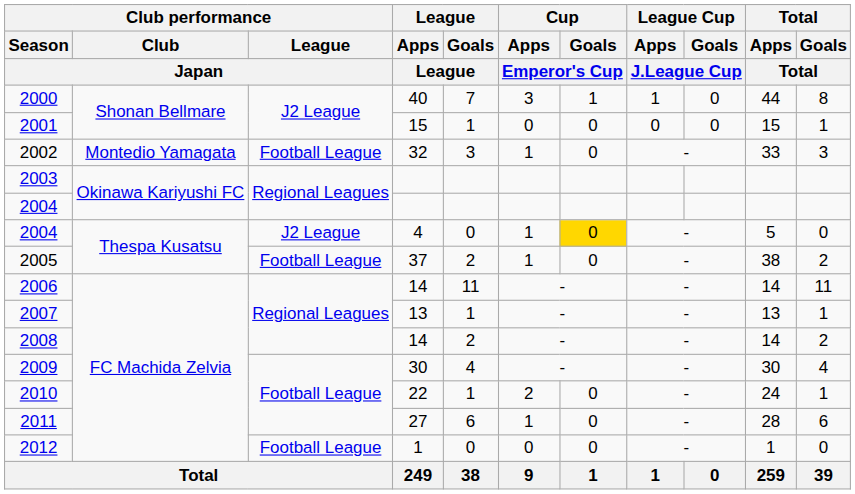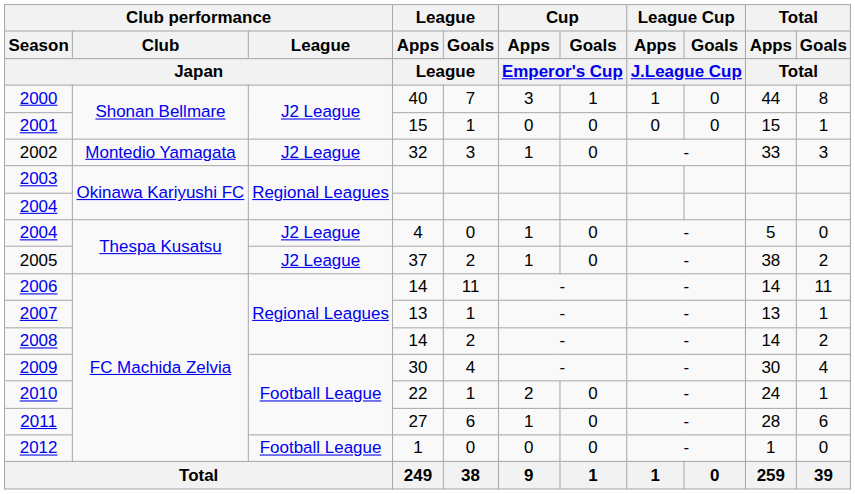(321, 152) Football League -> (321, 152) J2 League
(593, 233) gold background -> (593, 233) no background
(321, 260) Football League -> (321, 260) J2 League
